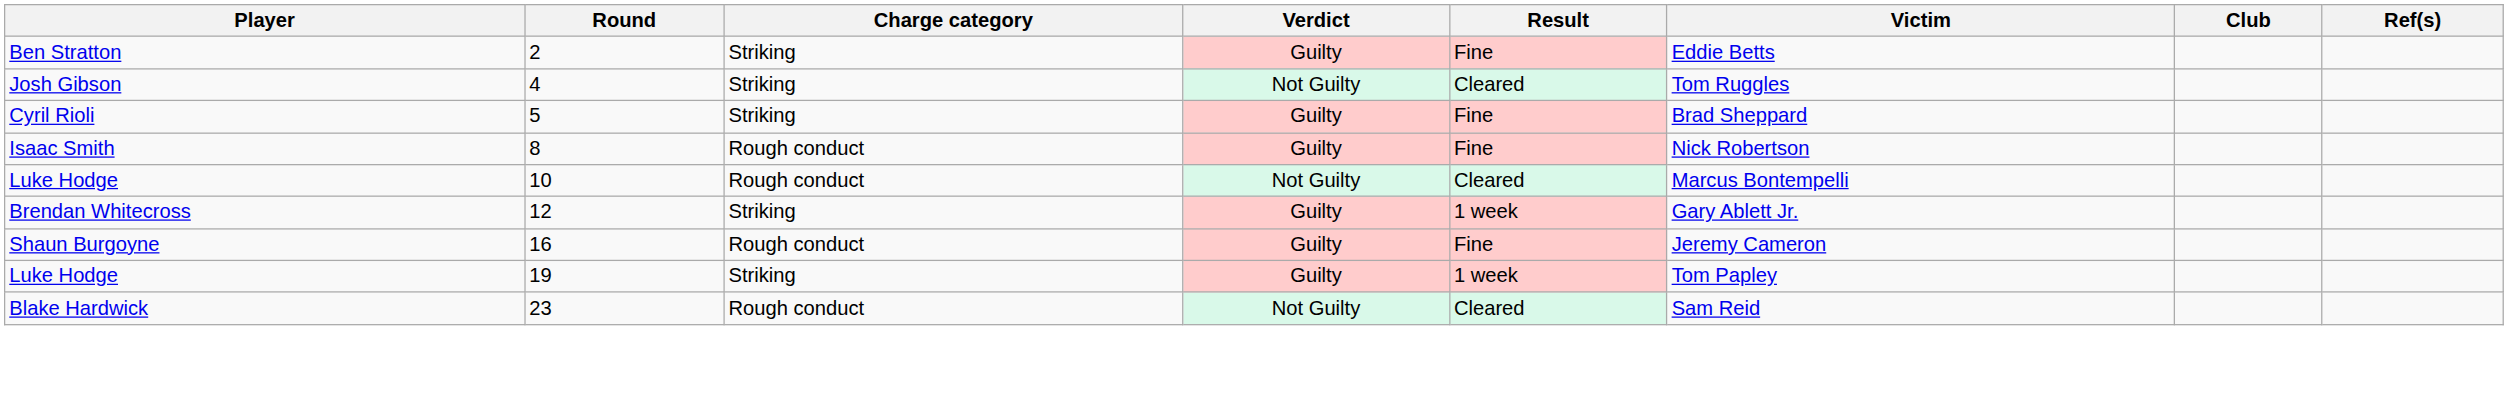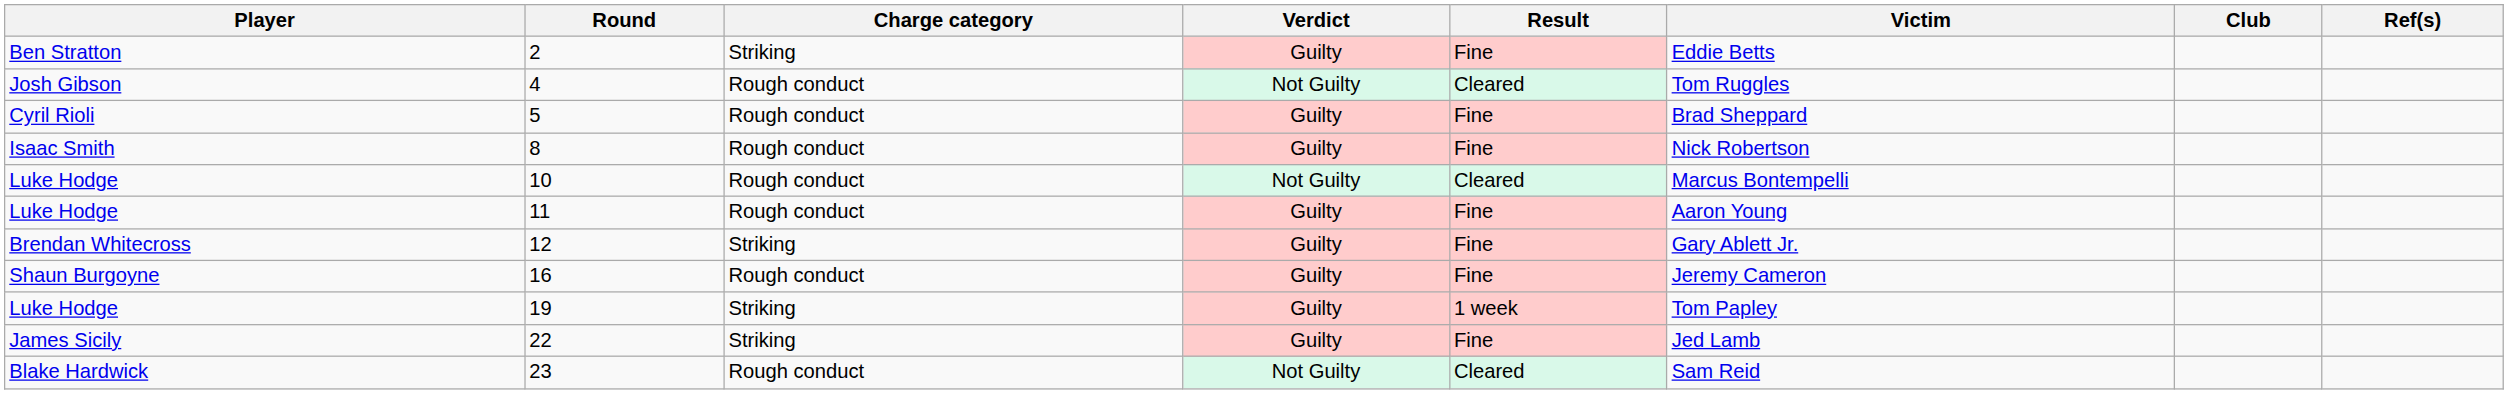(762, 84) Striking -> (796, 84) Rough conduct
(762, 116) Striking -> (796, 116) Rough conduct
+ row: (540, 212)
(1486, 212) 1 week -> (1474, 244) Fine
+ row: (540, 340)
